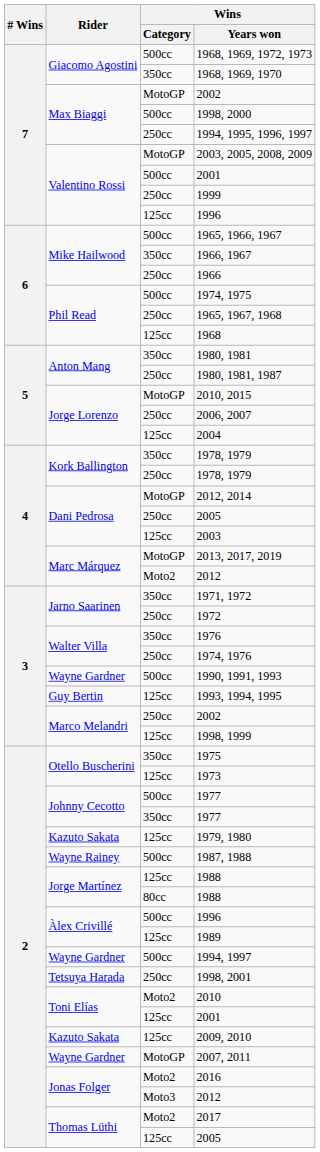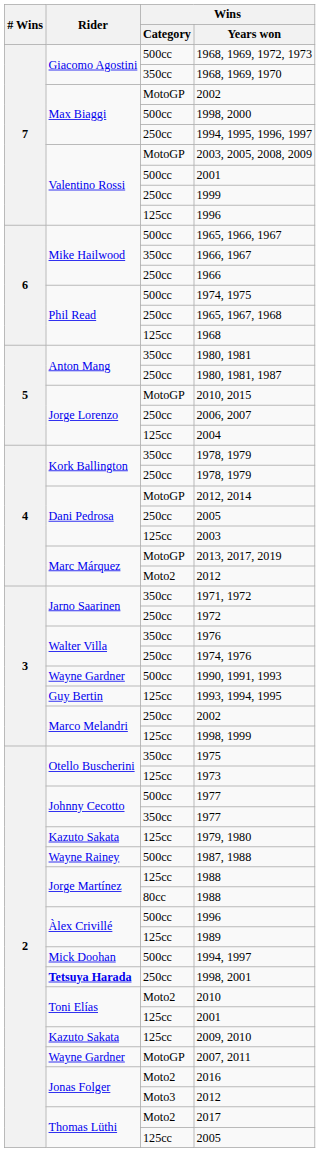(87, 957) Wayne Gardner -> (82, 957) Mick Doohan
(86, 977) normal -> (90, 977) bold
